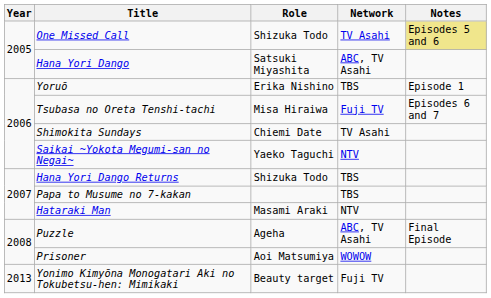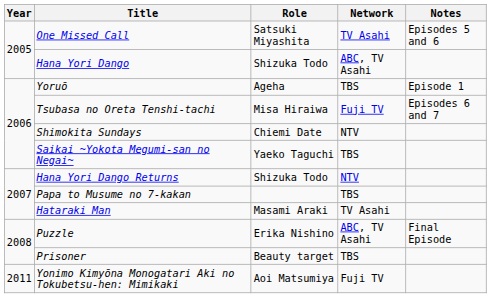(291, 35) Shizuka Todo -> (282, 35) Satsuki Miyashita
(439, 35) khaki background -> (439, 35) no background
(282, 64) Satsuki Miyashita -> (291, 64) Shizuka Todo
(294, 87) Erika Nishino -> (269, 87) Ageha
(365, 132) TV Asahi -> (350, 132) NTV
(350, 155) NTV -> (350, 155) TBS
(350, 177) TBS -> (350, 177) NTV
(350, 211) NTV -> (365, 211) TV Asahi
(269, 233) Ageha -> (294, 233) Erika Nishino
(294, 256) Aoi Matsumiya -> (294, 256) Beauty target
(356, 256) WOWOW -> (350, 256) TBS
(19, 279) 2013 -> (19, 279) 2011
(294, 279) Beauty target -> (294, 279) Aoi Matsumiya
